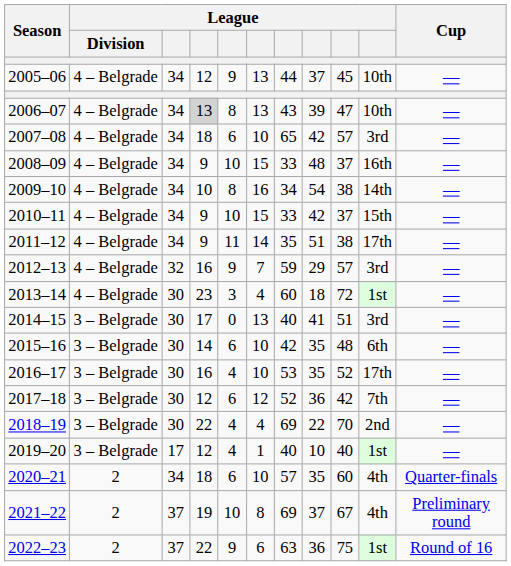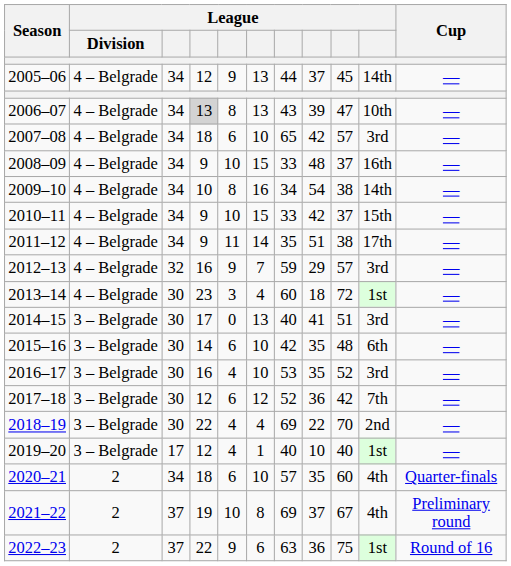(377, 77) 10th -> (377, 77) 14th
(377, 372) 17th -> (377, 372) 3rd
